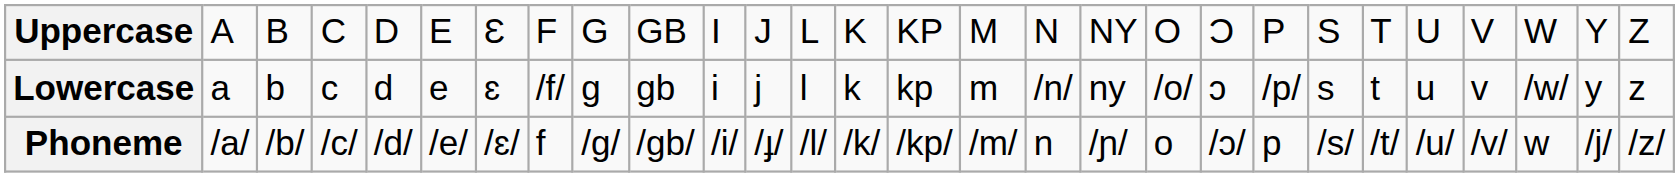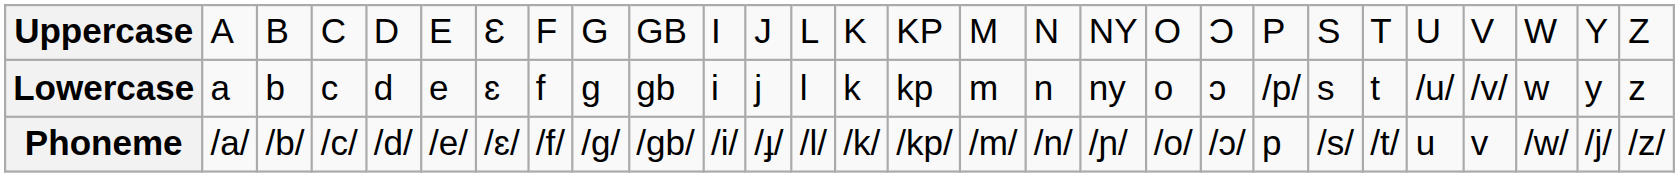(550, 87) /f/ -> (541, 87) f
(1053, 87) /n/ -> (1043, 87) n
(1173, 87) /o/ -> (1163, 87) o
(1425, 87) u -> (1435, 87) /u/
(1480, 87) v -> (1489, 87) /v/
(1546, 87) /w/ -> (1537, 87) w
(541, 143) f -> (550, 143) /f/
(1043, 143) n -> (1053, 143) /n/
(1163, 143) o -> (1173, 143) /o/
(1435, 143) /u/ -> (1425, 143) u
(1489, 143) /v/ -> (1480, 143) v
(1537, 143) w -> (1546, 143) /w/
